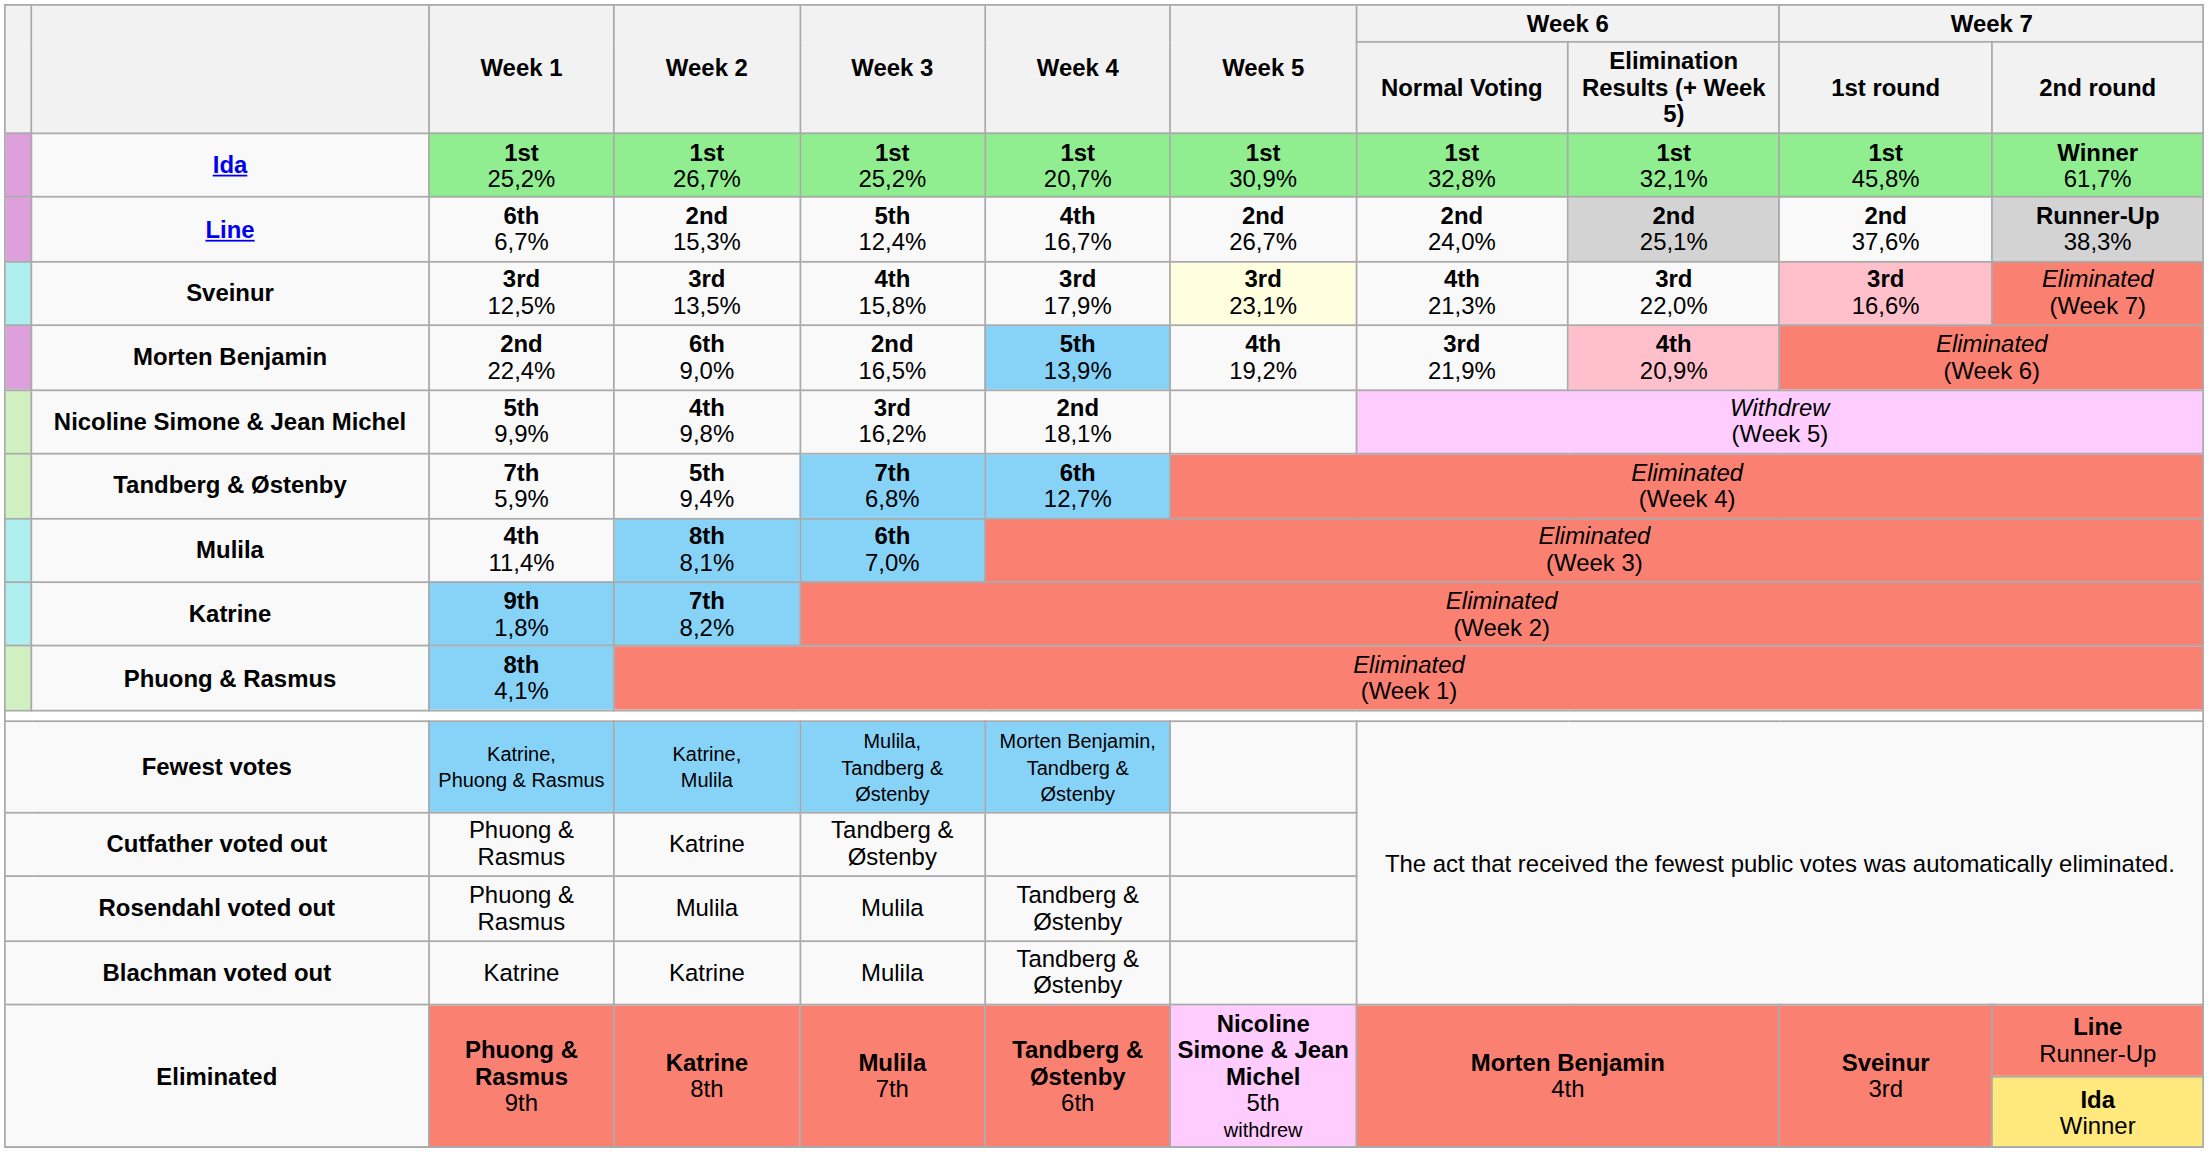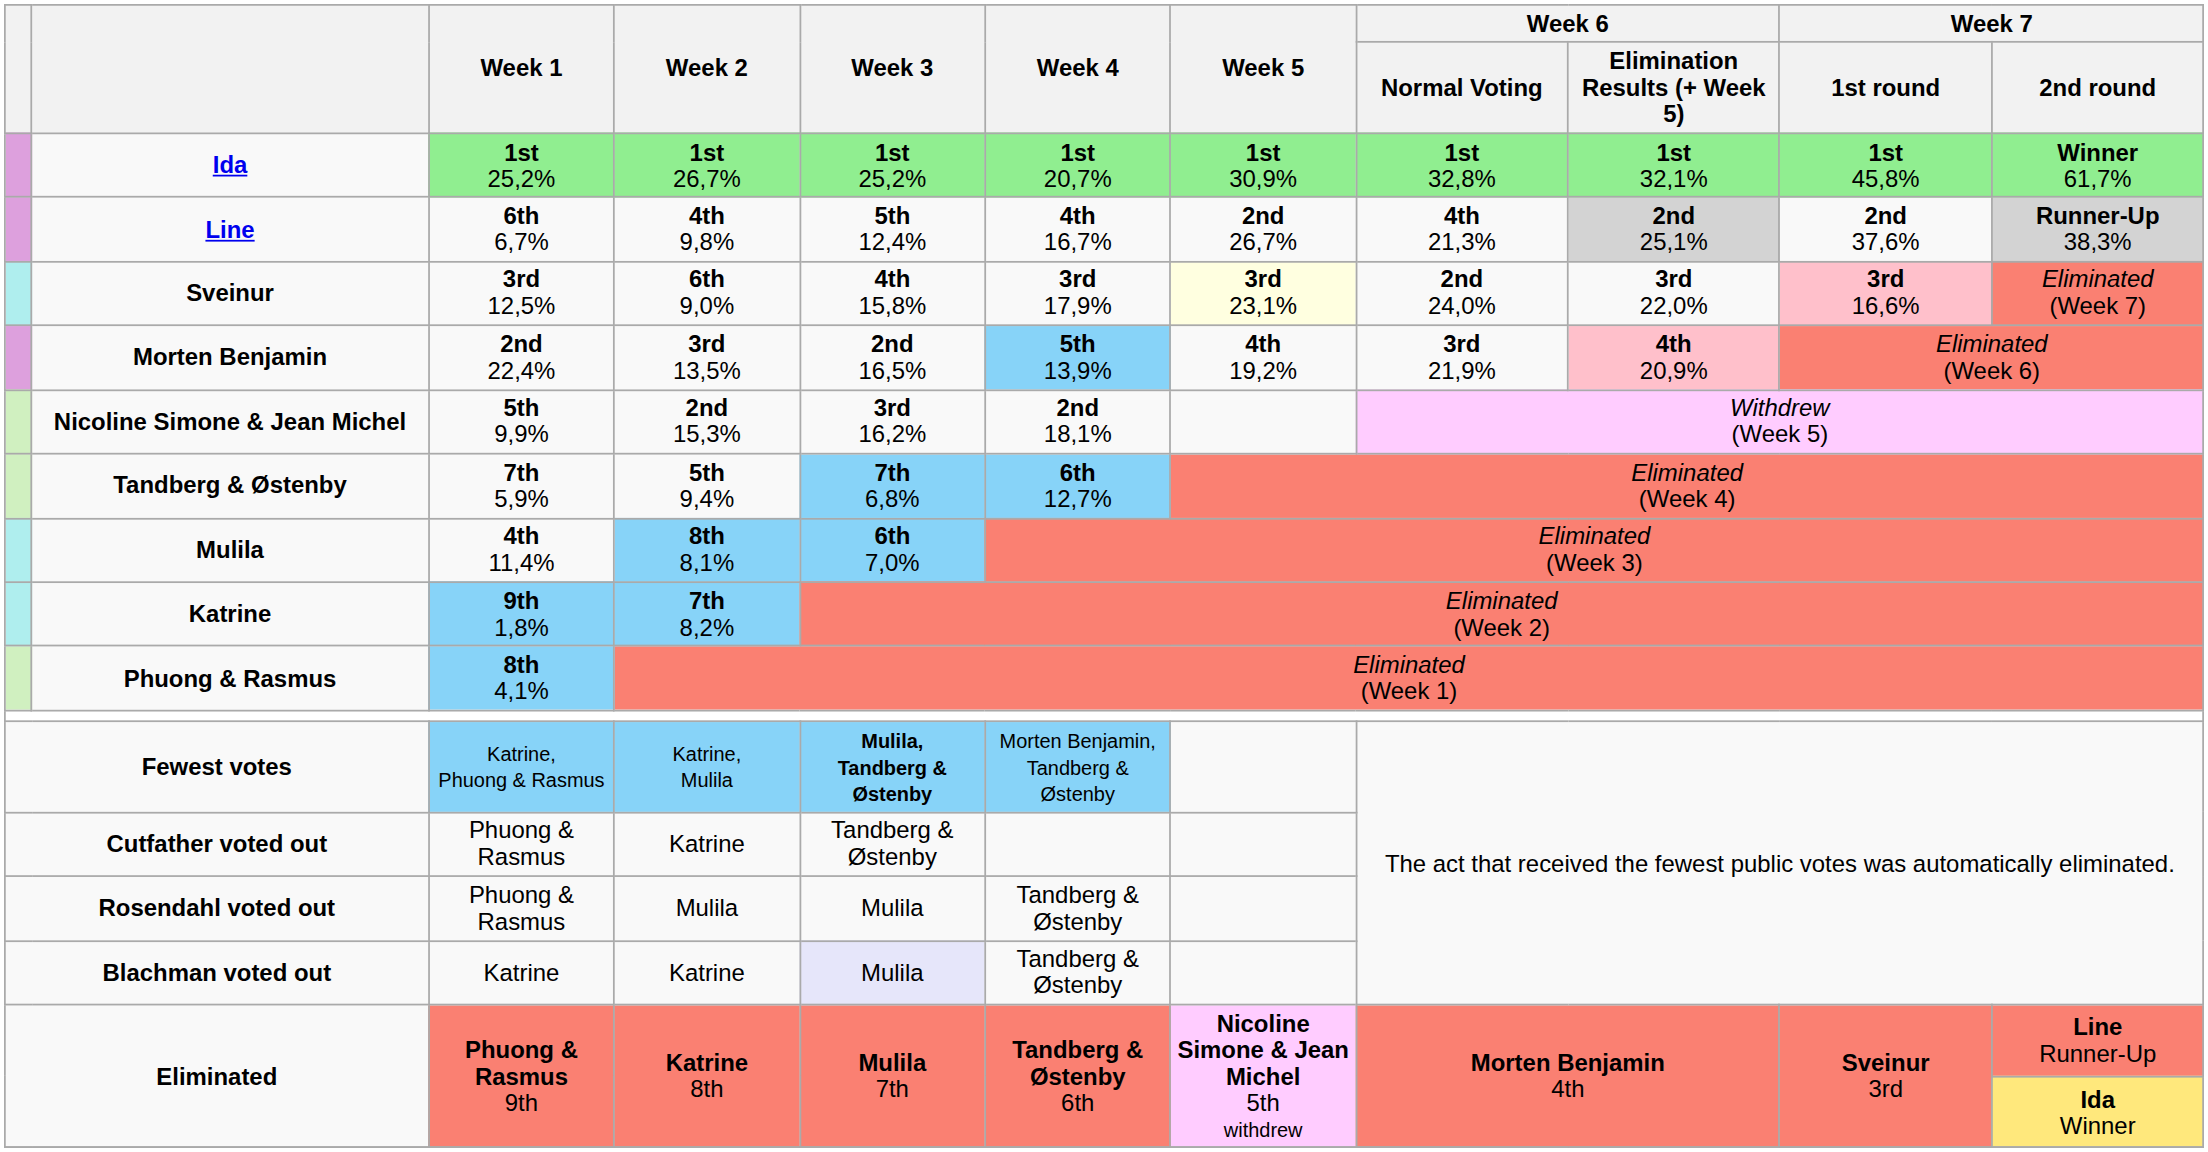(707, 229) 2nd 15,3% -> (707, 229) 4th 9,8%
(1462, 229) 2nd 24,0% -> (1462, 229) 4th 21,3%
(707, 293) 3rd 13,5% -> (707, 293) 6th 9,0%
(1462, 293) 4th 21,3% -> (1462, 293) 2nd 24,0%
(707, 357) 6th 9,0% -> (707, 357) 3rd 13,5%
(707, 421) 4th 9,8% -> (707, 421) 2nd 15,3%
(892, 767) normal -> (892, 766) bold
(892, 972) no background -> (892, 972) lavender background
